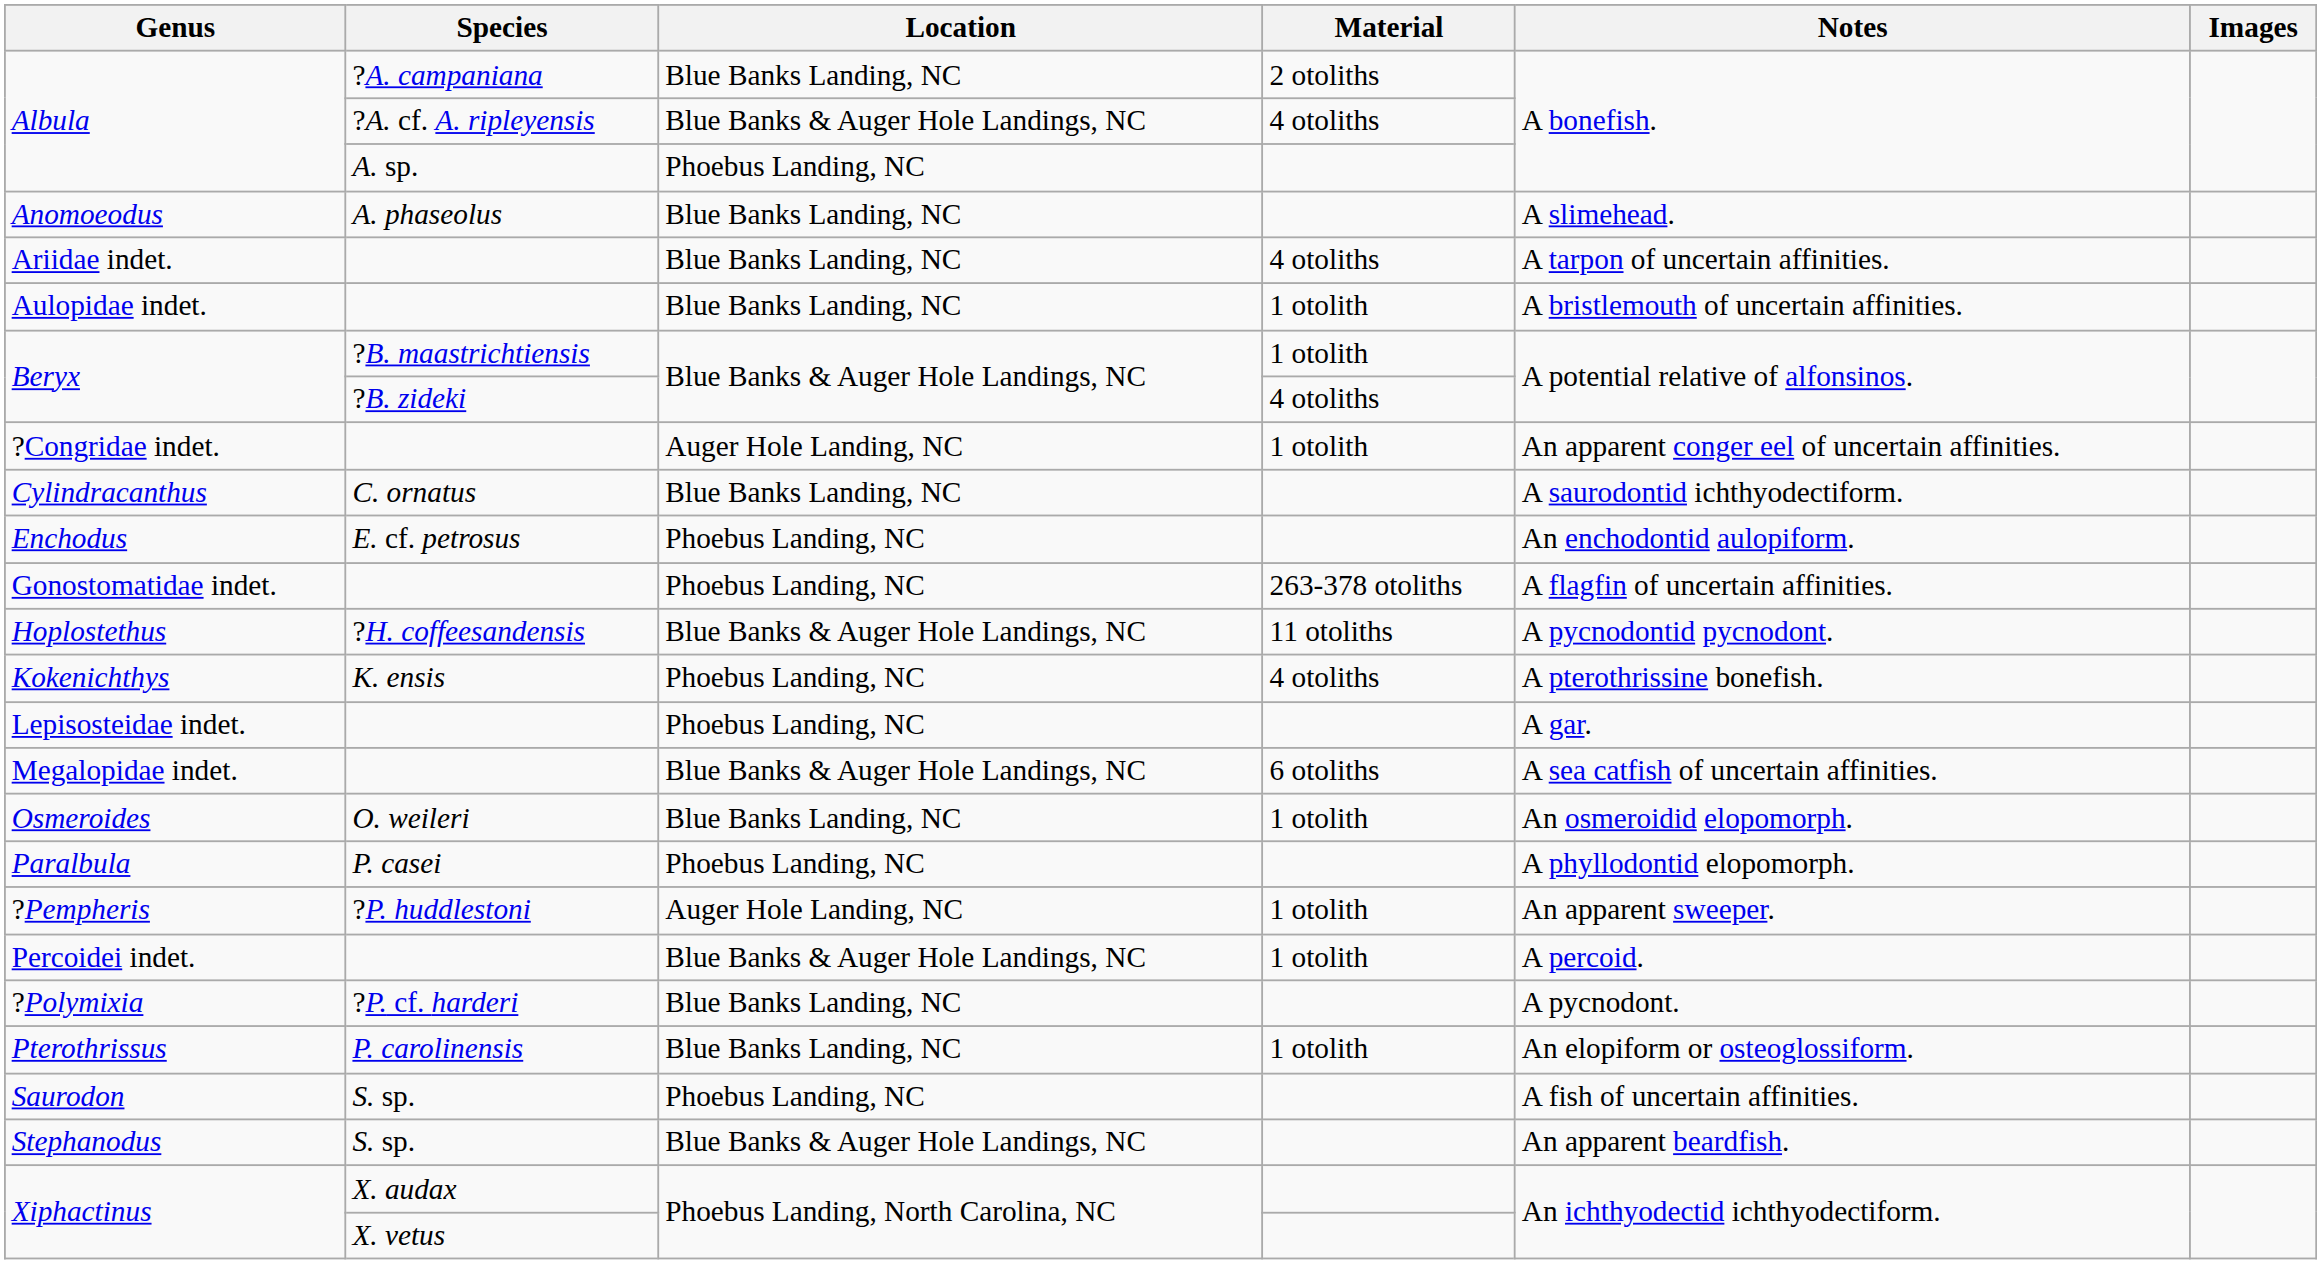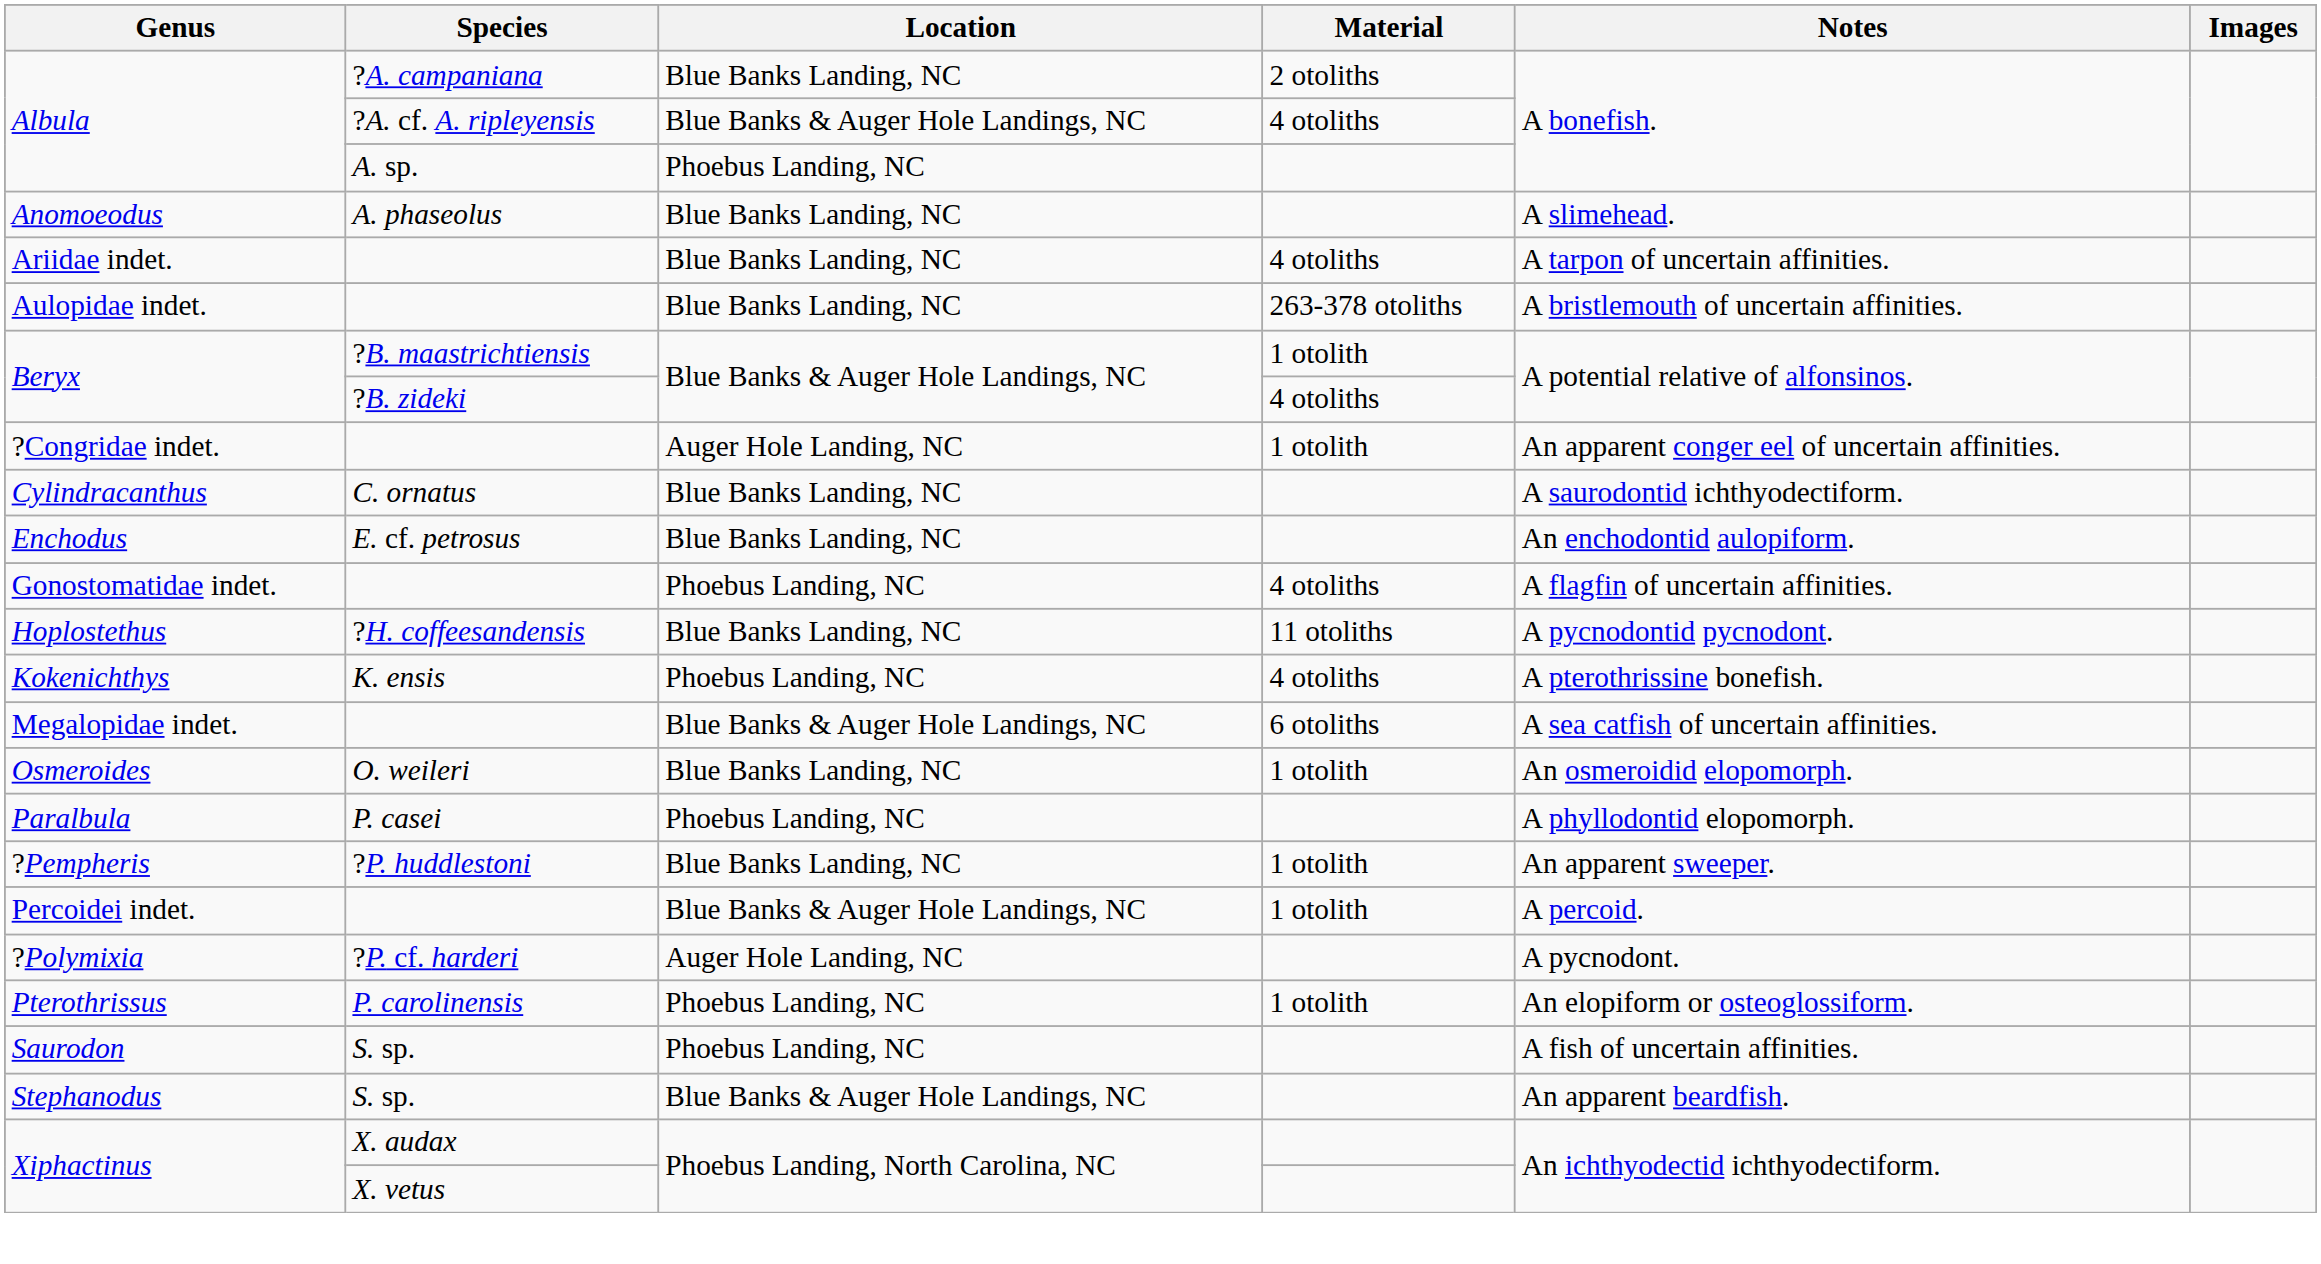(1319, 306) 1 otolith -> (1366, 306) 263-378 otoliths
(795, 538) Phoebus Landing, NC -> (813, 538) Blue Banks Landing, NC
(1366, 584) 263-378 otoliths -> (1325, 584) 4 otoliths
(906, 631) Blue Banks & Auger Hole Landings, NC -> (813, 631) Blue Banks Landing, NC
- row: (129, 724)
(814, 910) Auger Hole Landing, NC -> (813, 863) Blue Banks Landing, NC
(813, 1002) Blue Banks Landing, NC -> (814, 956) Auger Hole Landing, NC
(813, 1049) Blue Banks Landing, NC -> (795, 1002) Phoebus Landing, NC
